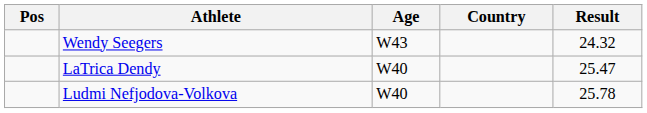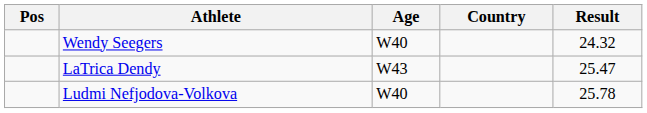(392, 42) W43 -> (392, 42) W40
(392, 68) W40 -> (392, 68) W43
